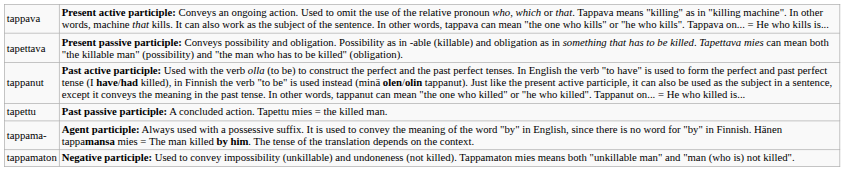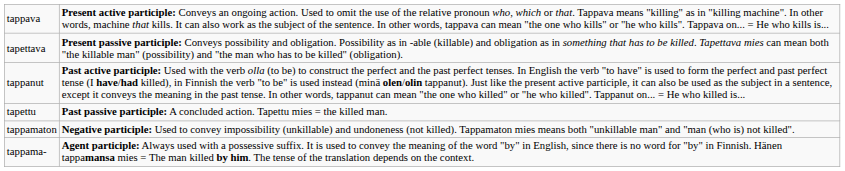rows swapped: (27, 135) <-> (32, 158)
